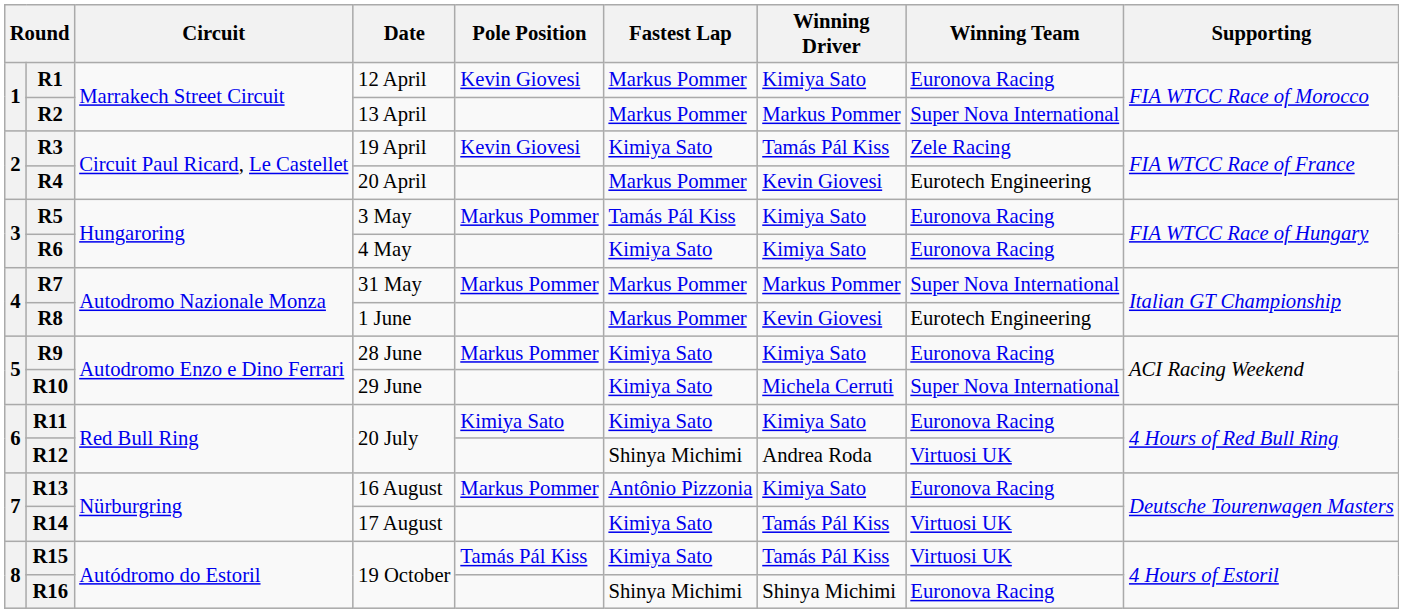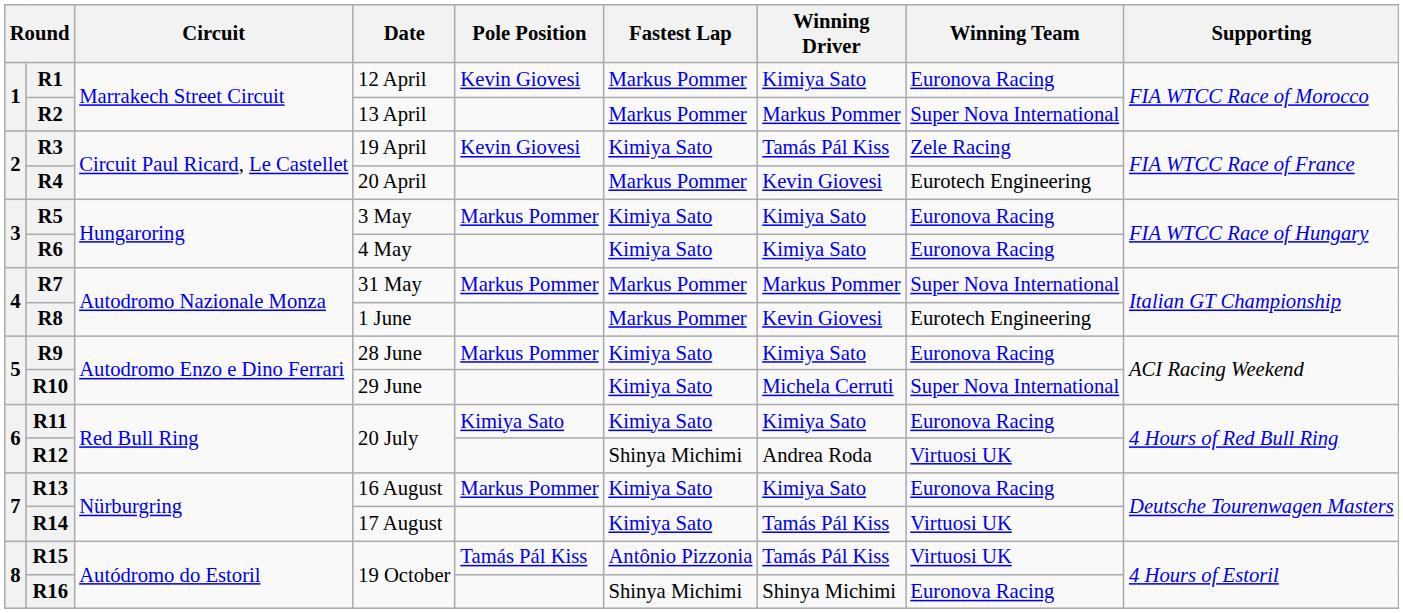(672, 215) Tamás Pál Kiss -> (660, 215) Kimiya Sato
(680, 488) Antônio Pizzonia -> (660, 488) Kimiya Sato
(660, 557) Kimiya Sato -> (680, 557) Antônio Pizzonia
